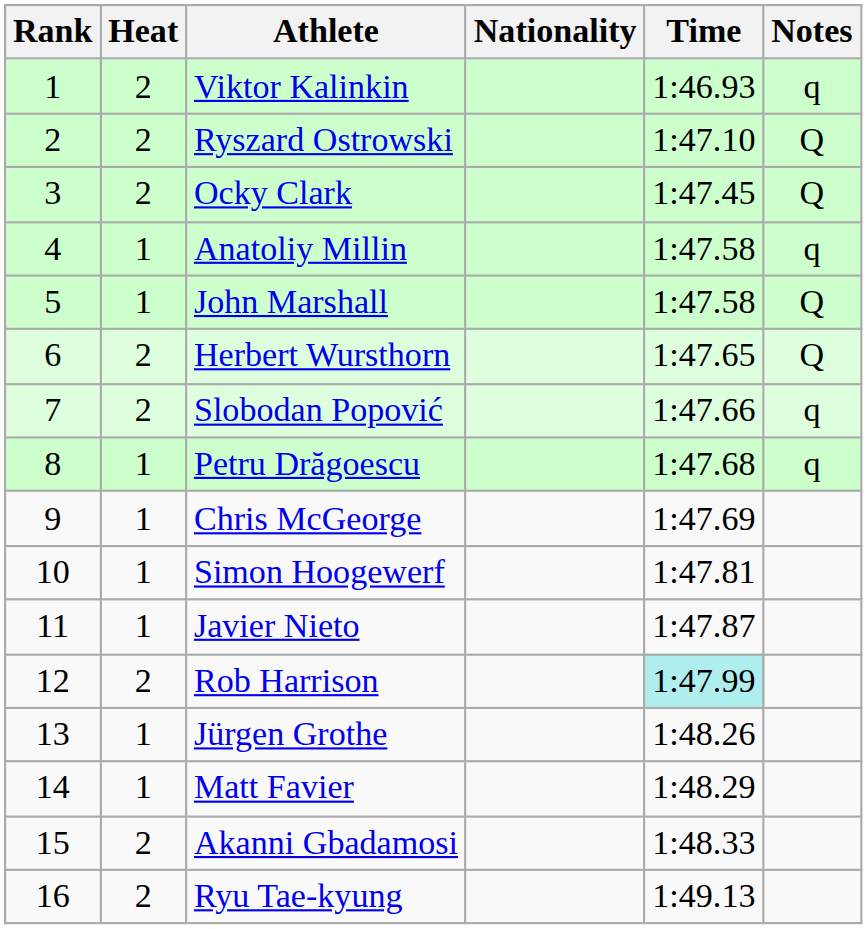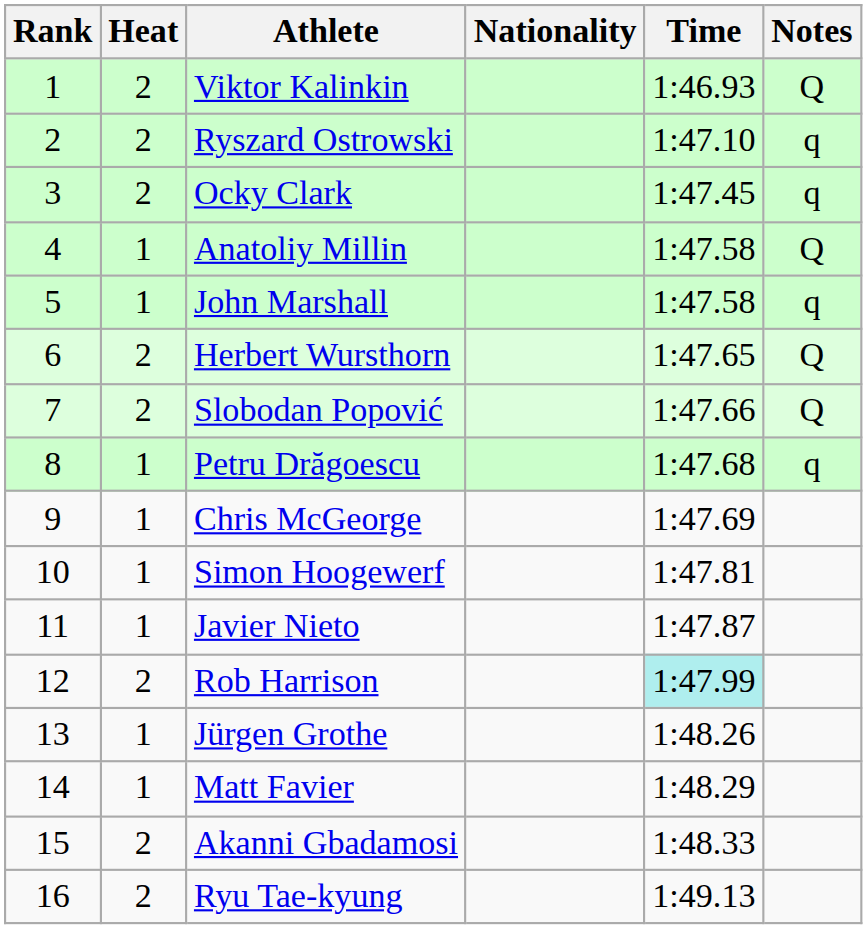(812, 85) q -> (812, 85) Q
(812, 139) Q -> (812, 139) q
(812, 193) Q -> (812, 193) q
(812, 247) q -> (812, 247) Q
(812, 301) Q -> (812, 301) q
(812, 409) q -> (812, 409) Q
